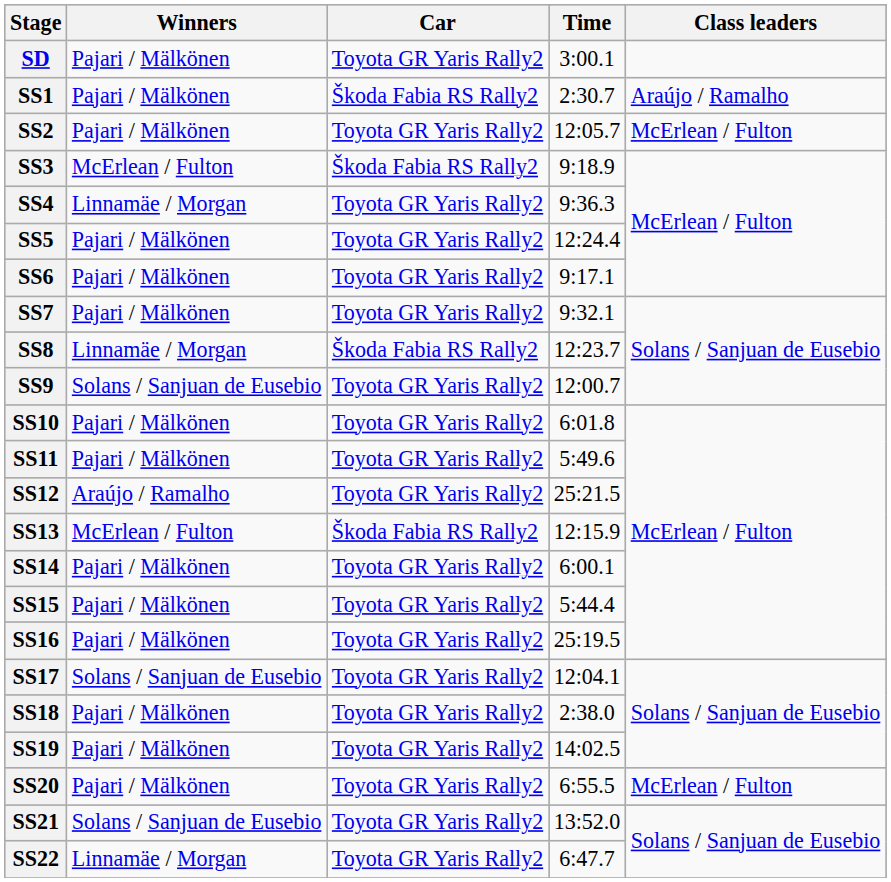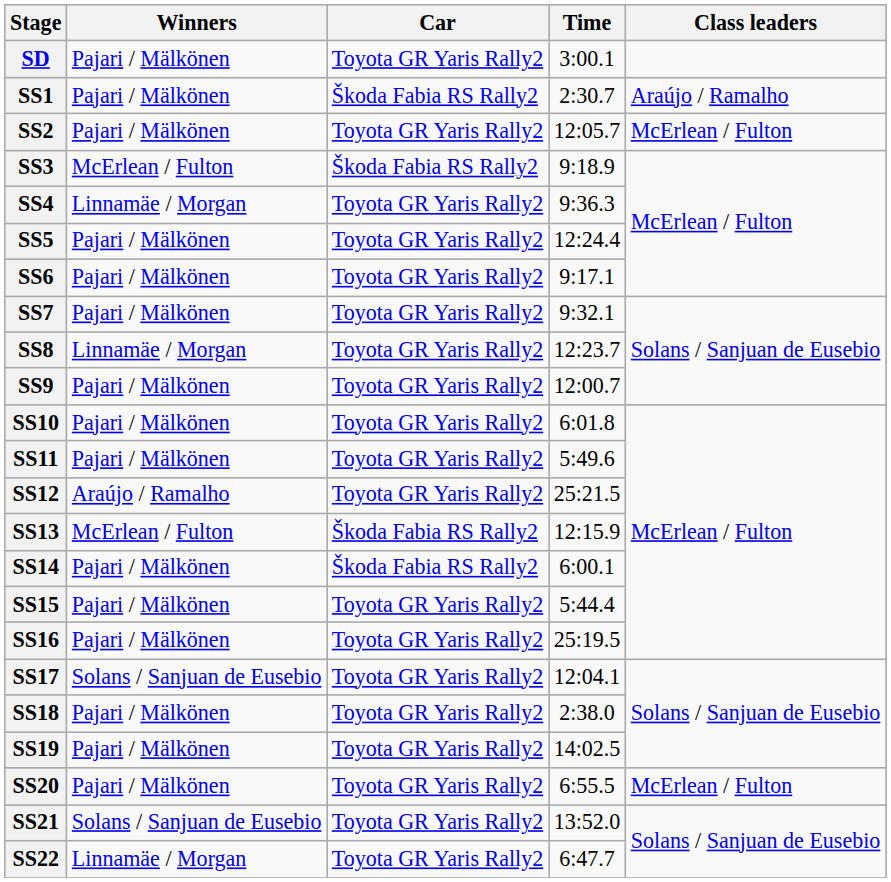(435, 349) Škoda Fabia RS Rally2 -> (438, 349) Toyota GR Yaris Rally2
(197, 385) Solans / Sanjuan de Eusebio -> (151, 385) Pajari / Mälkönen
(438, 567) Toyota GR Yaris Rally2 -> (435, 567) Škoda Fabia RS Rally2
